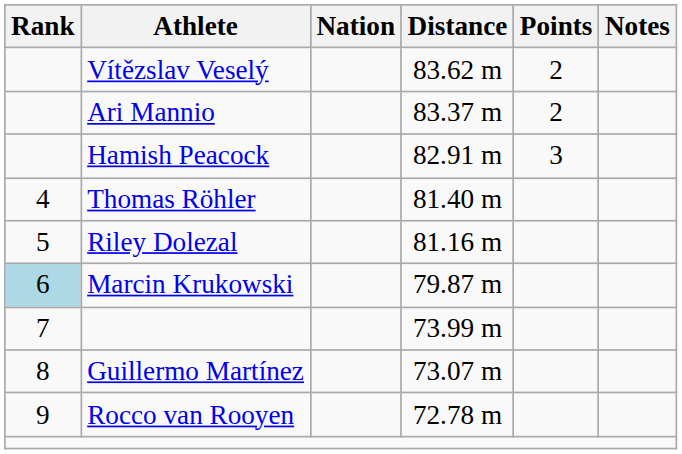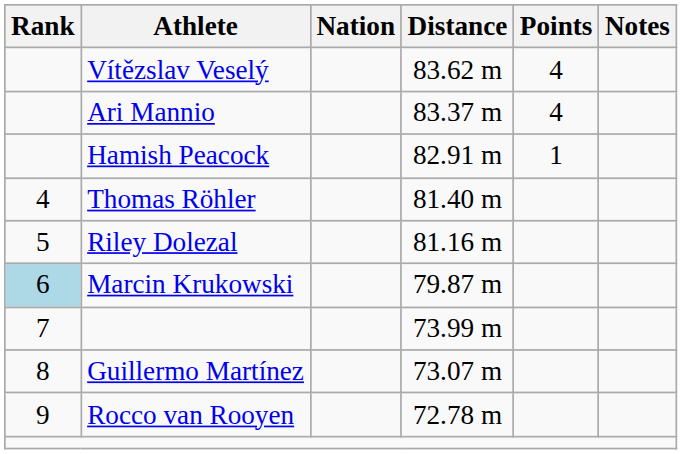(556, 69) 2 -> (556, 69) 4
(556, 112) 2 -> (556, 112) 4
(556, 155) 3 -> (556, 155) 1
